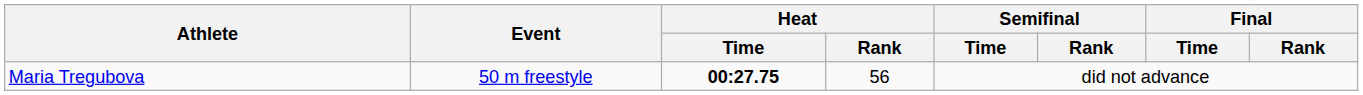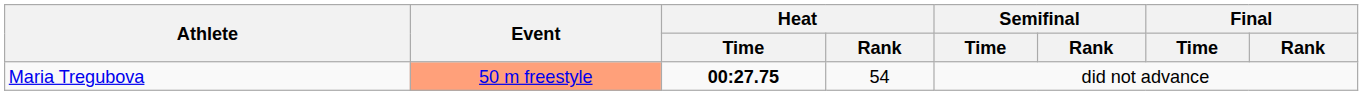(536, 76) no background -> (536, 76) lightsalmon background
(880, 76) 56 -> (880, 76) 54
